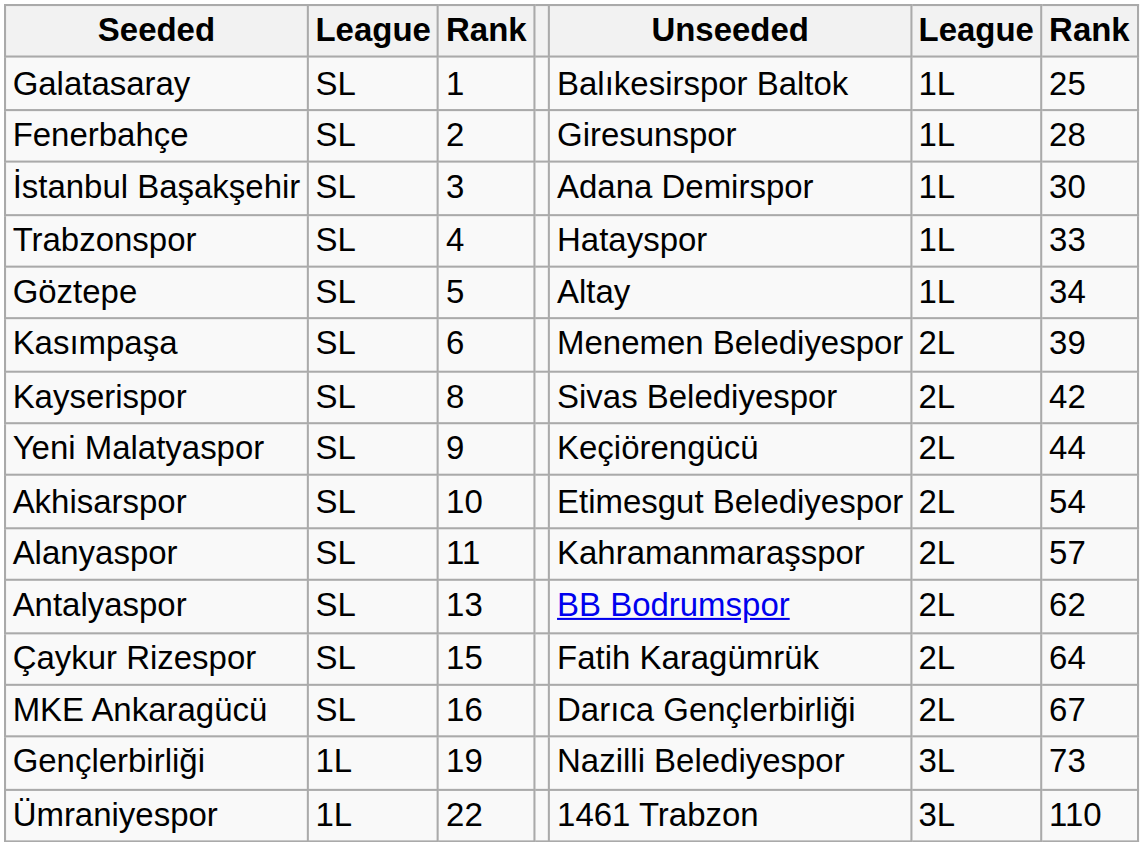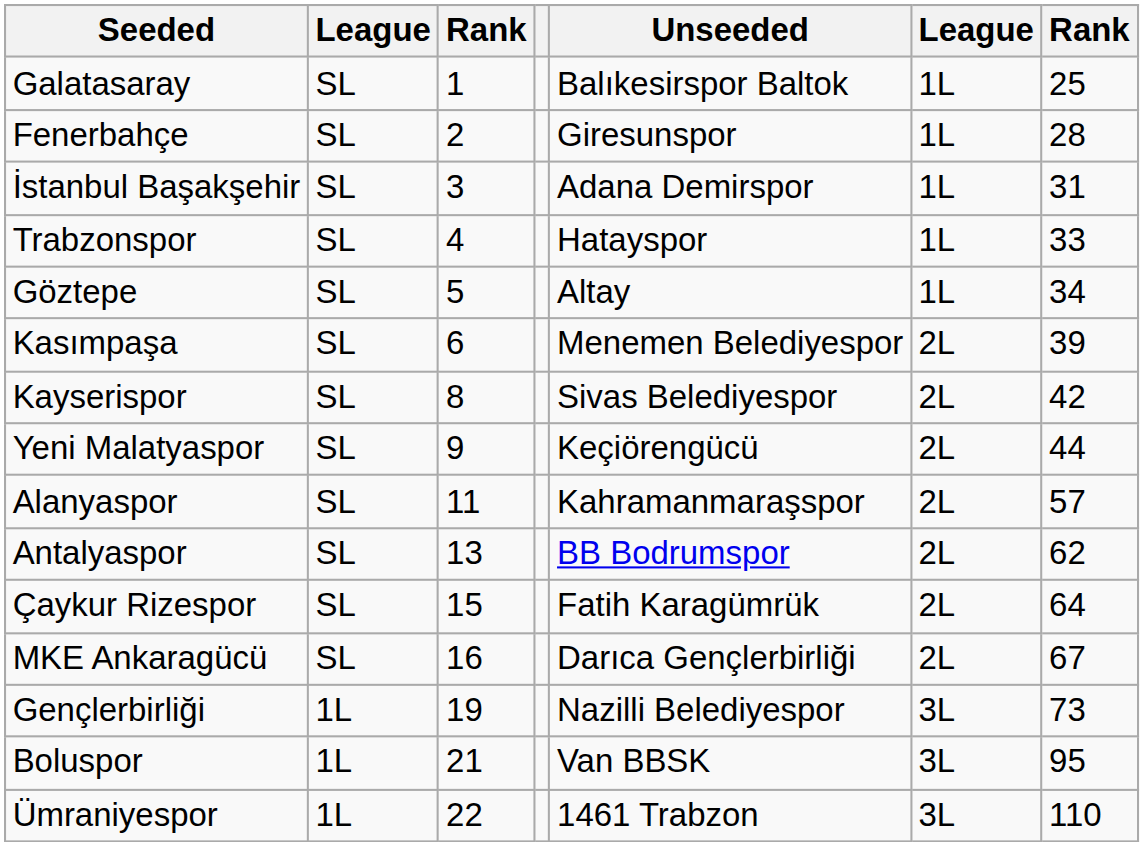(1067, 187) 30 -> (1067, 187) 31
- row: (100, 501)
+ row: (78, 762)
